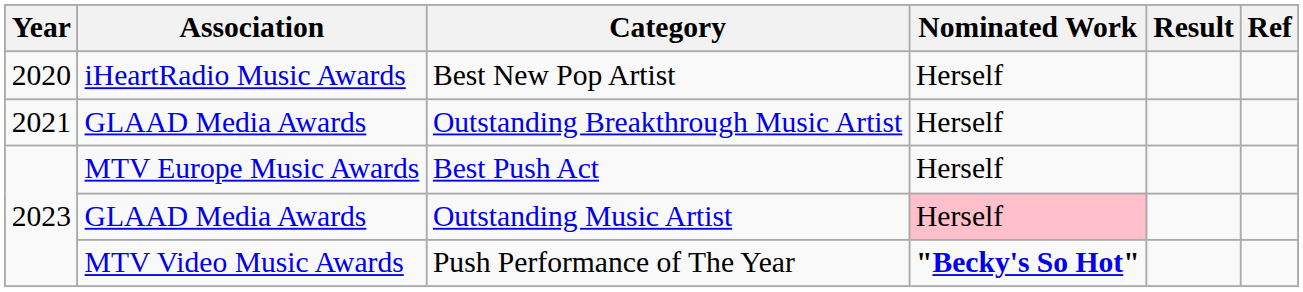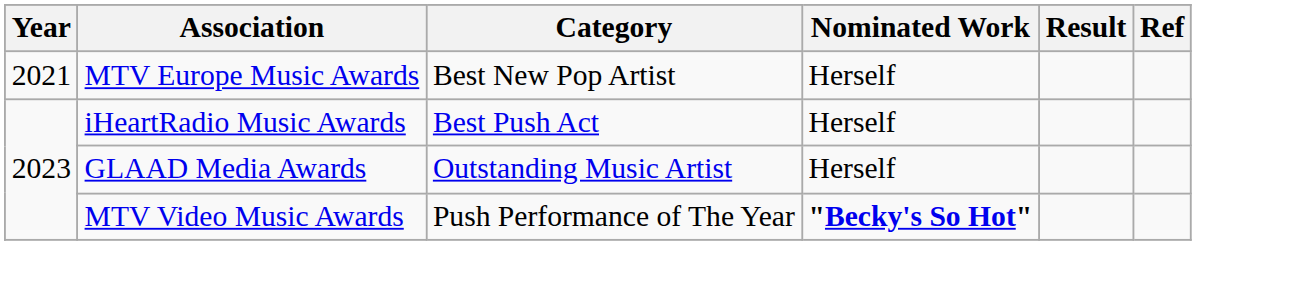(41, 74) 2020 -> (41, 74) 2021
(245, 74) iHeartRadio Music Awards -> (252, 74) MTV Europe Music Awards
- row: (668, 121)
(252, 168) MTV Europe Music Awards -> (245, 121) iHeartRadio Music Awards
(960, 215) pink background -> (852, 168) no background
